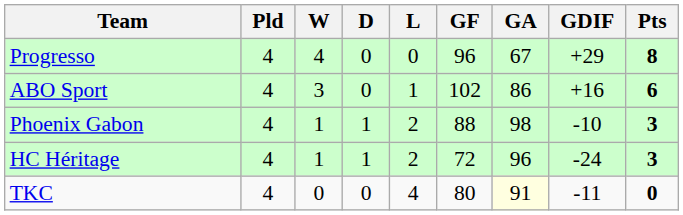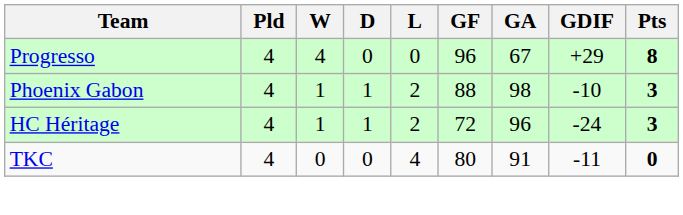- row: (59, 90)
(521, 192) lightyellow background -> (520, 158) no background
